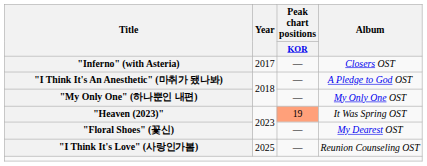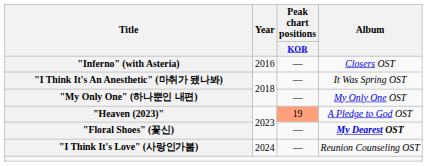(265, 64) 2017 -> (265, 64) 2016
(370, 80) A Pledge to God OST -> (370, 80) It Was Spring OST
(370, 114) It Was Spring OST -> (370, 114) A Pledge to God OST
(370, 130) normal -> (370, 130) bold
(265, 147) 2025 -> (265, 147) 2024
